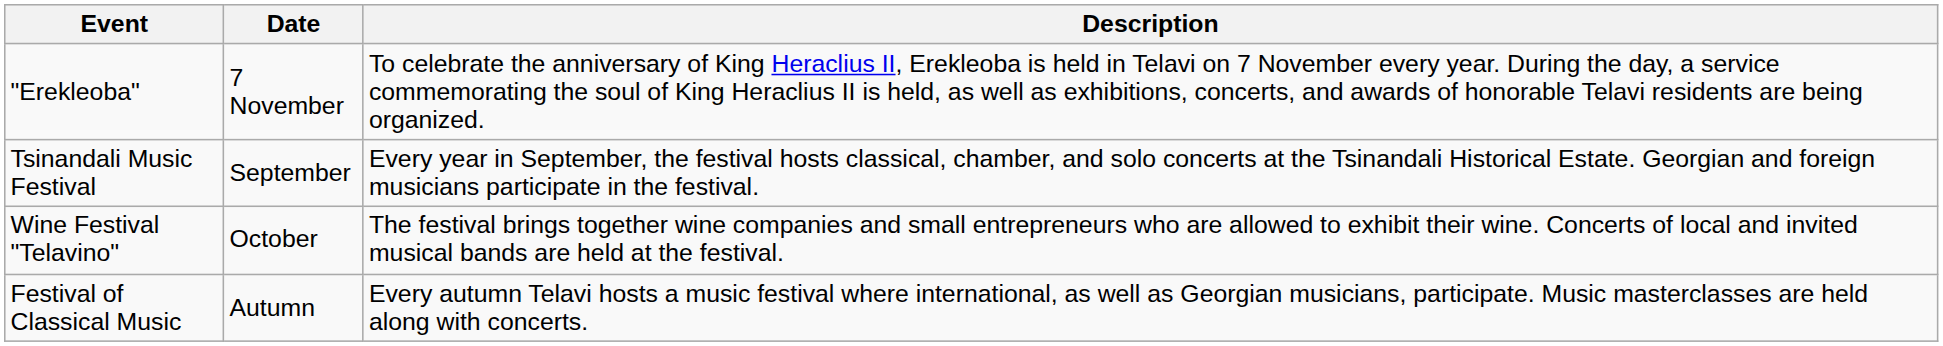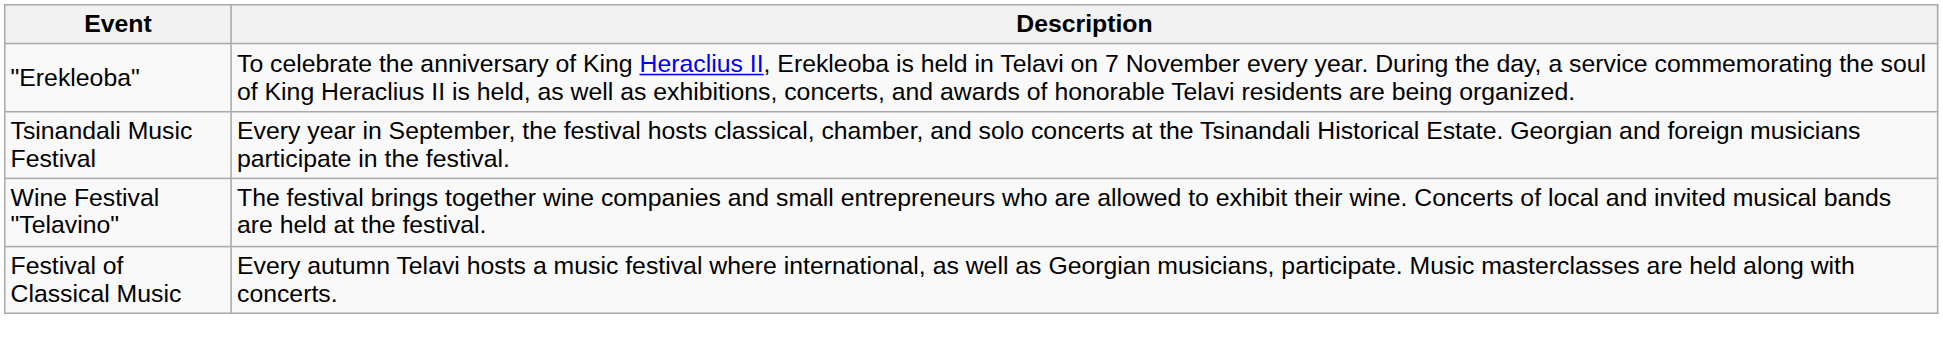- column: (294, 24)
